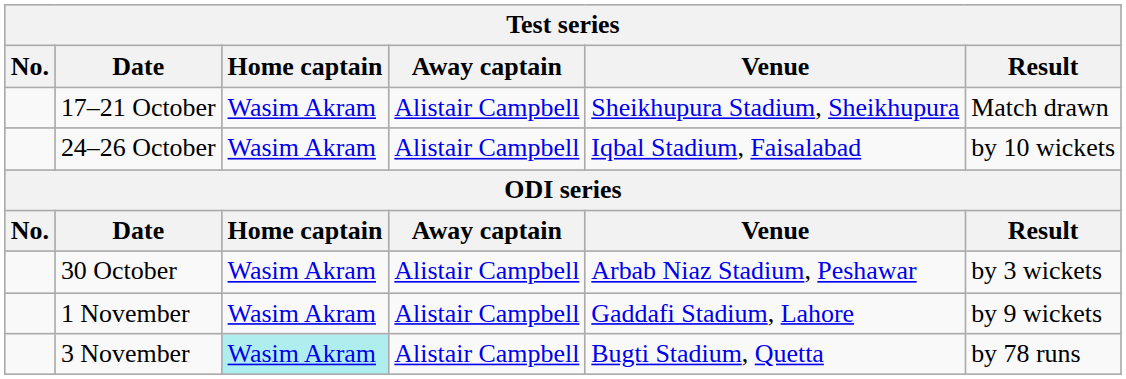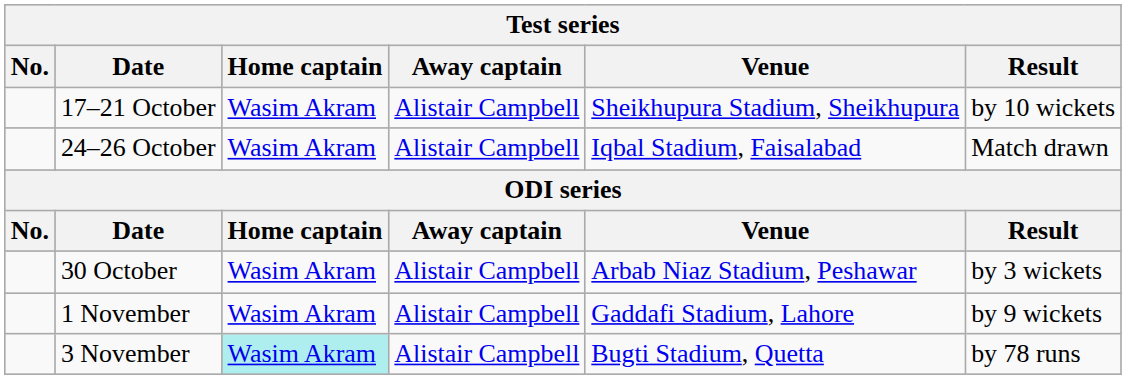(1040, 107) Match drawn -> (1043, 107) by 10 wickets
(1043, 148) by 10 wickets -> (1040, 148) Match drawn
